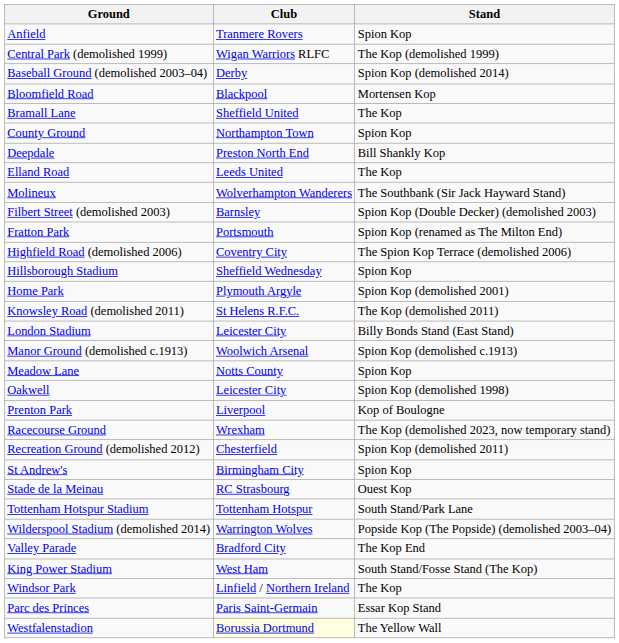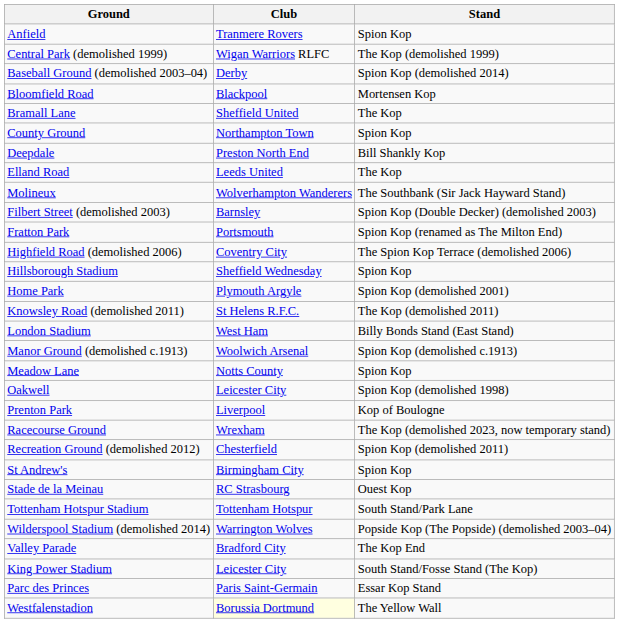(251, 331) Leicester City -> (242, 331) West Ham
(242, 568) West Ham -> (251, 568) Leicester City
- row: (42, 588)
